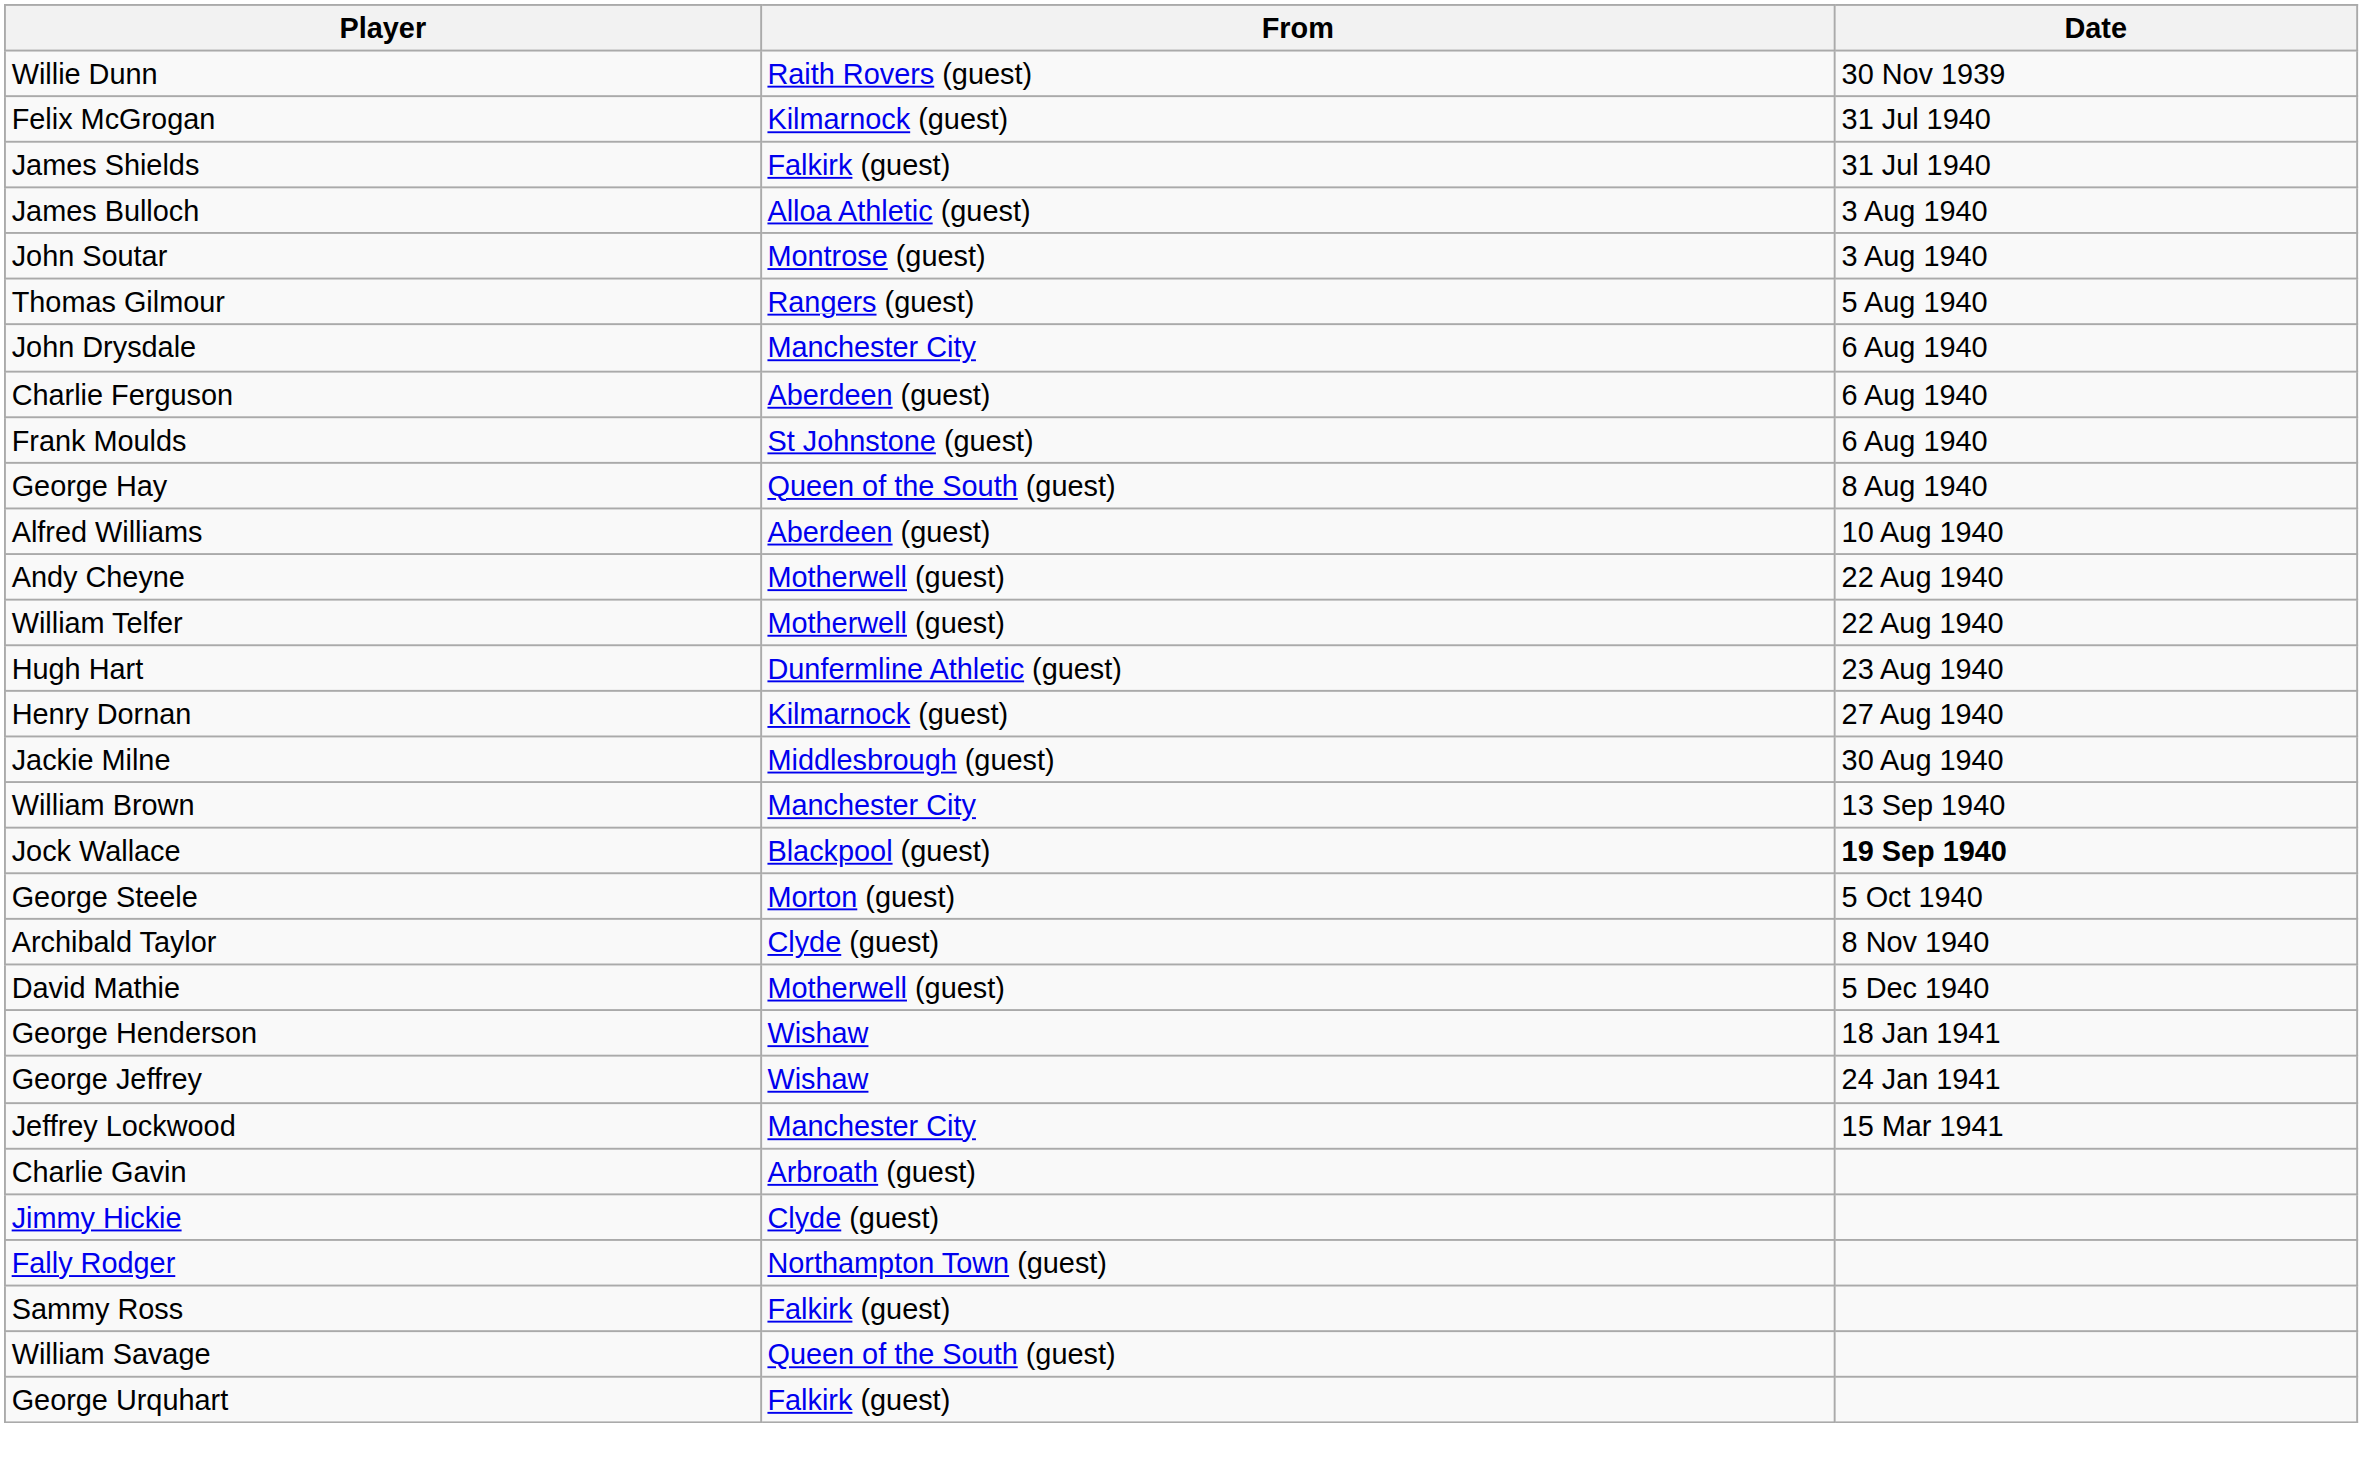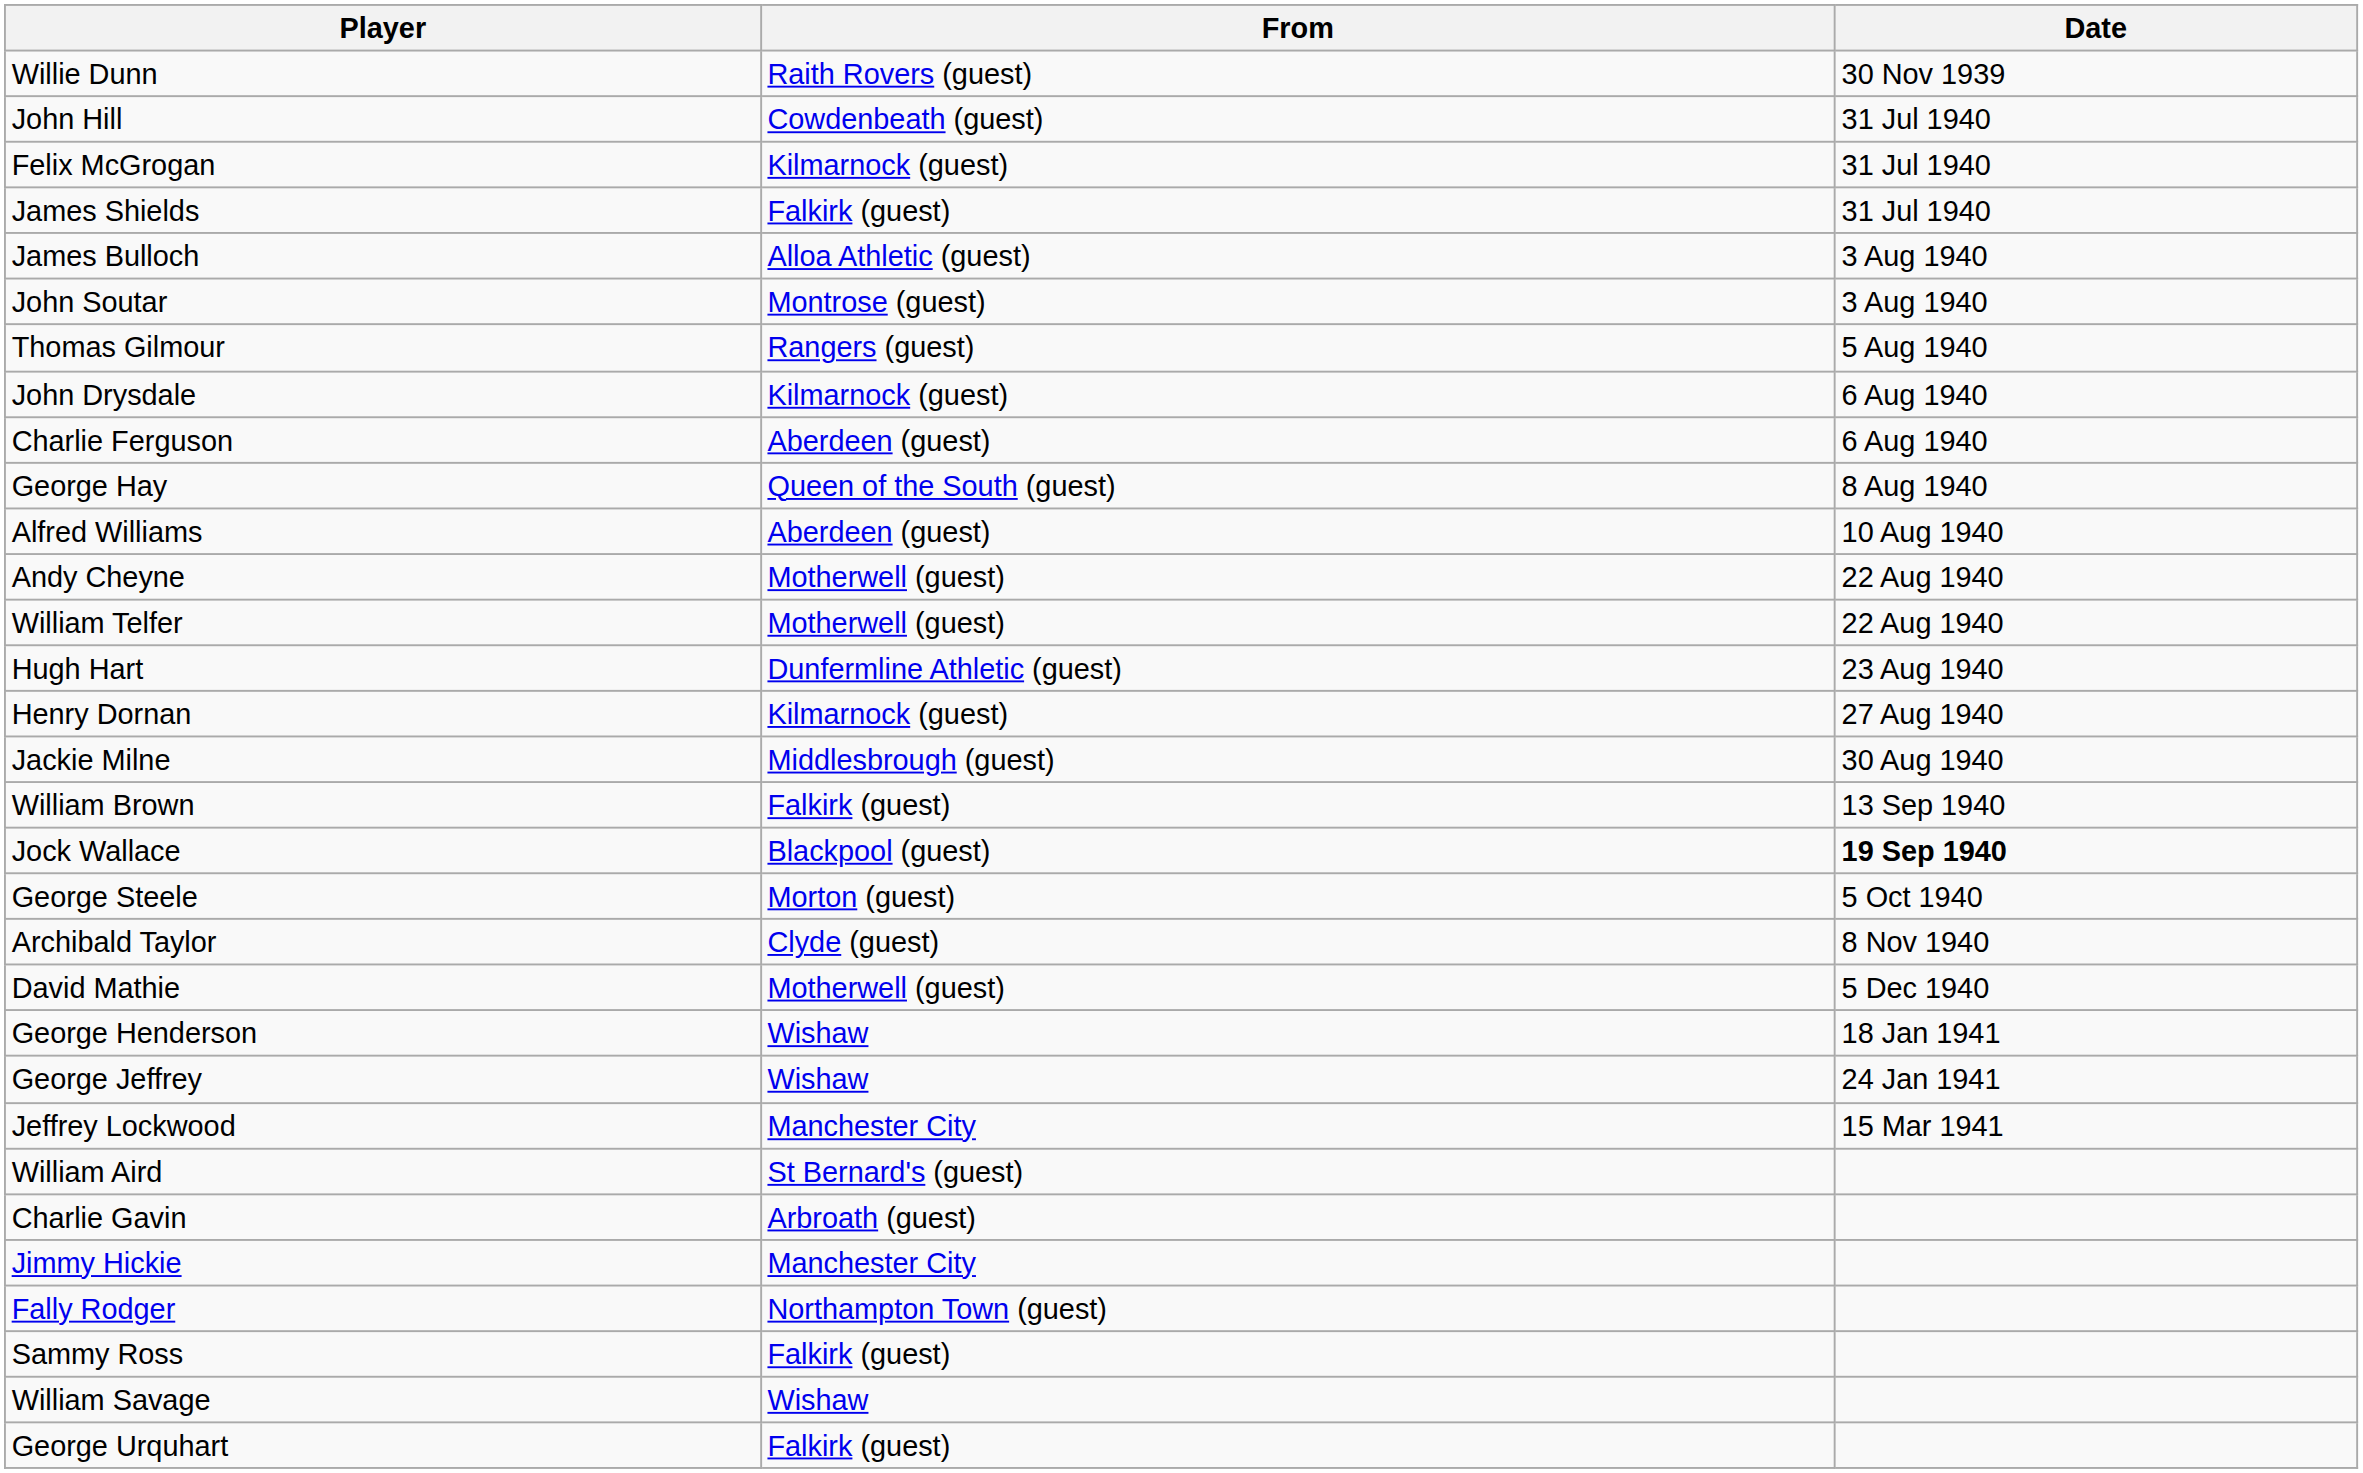+ row: (67, 119)
(872, 348) Manchester City -> (888, 394) Kilmarnock (guest)
- row: (99, 439)
(872, 805) Manchester City -> (859, 805) Falkirk (guest)
+ row: (87, 1171)
(853, 1217) Clyde (guest) -> (872, 1262) Manchester City
(942, 1354) Queen of the South (guest) -> (818, 1400) Wishaw
